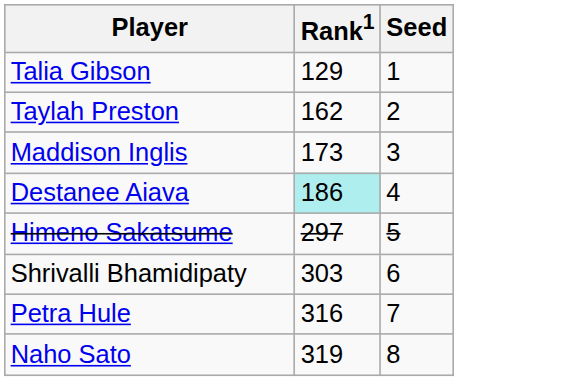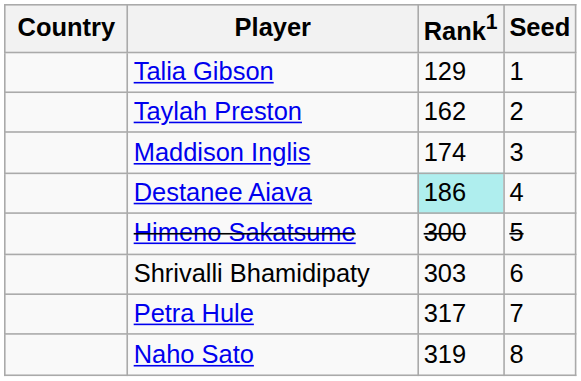+ column: (66, 28)
(322, 152) 173 -> (445, 152) 174
(322, 233) 297 -> (445, 233) 300
(322, 313) 316 -> (445, 313) 317
